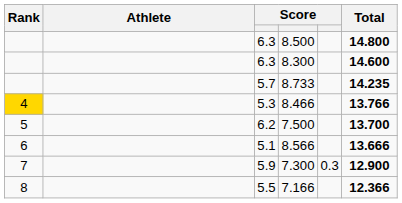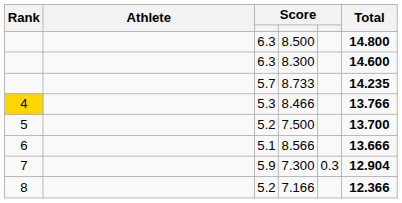(266, 124) 6.2 -> (266, 124) 5.2
(369, 166) 12.900 -> (369, 166) 12.904
(266, 187) 5.5 -> (266, 187) 5.2
